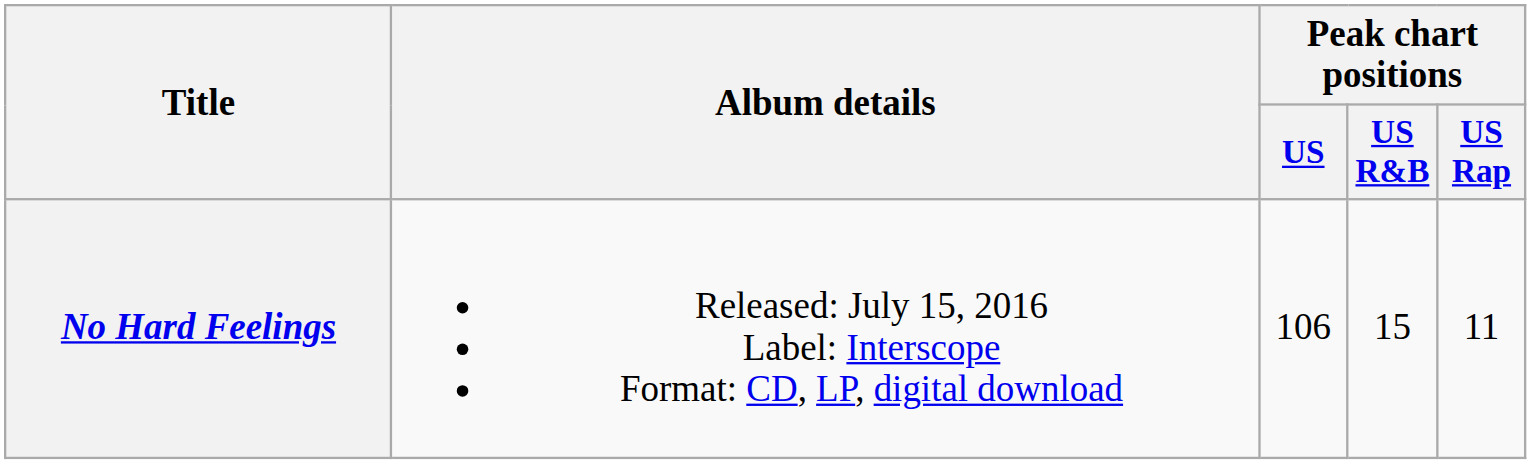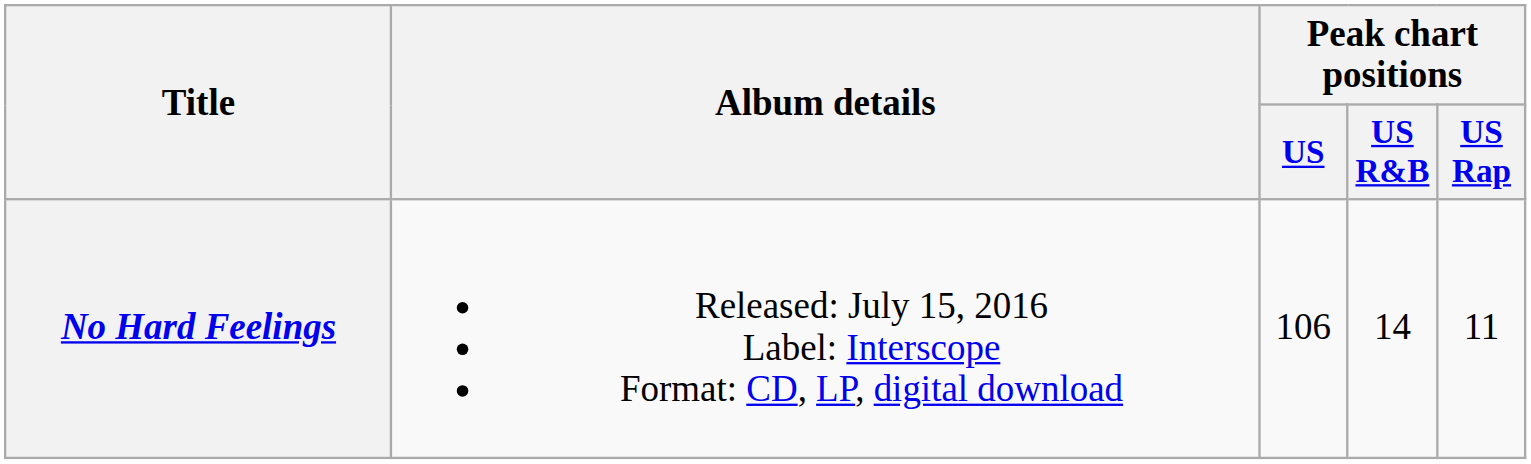(1392, 327) 15 -> (1392, 327) 14
